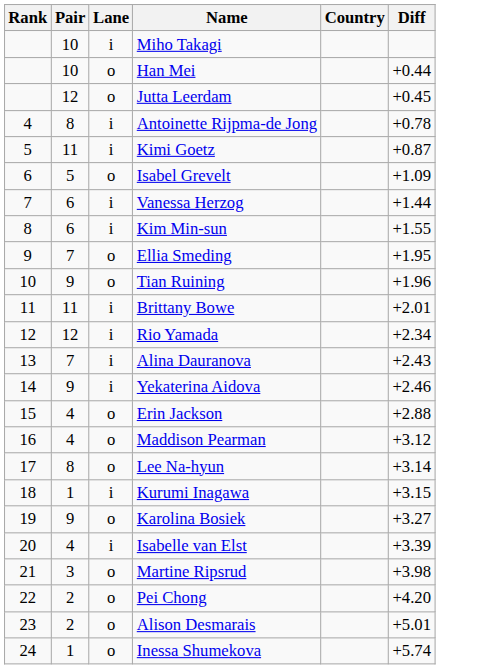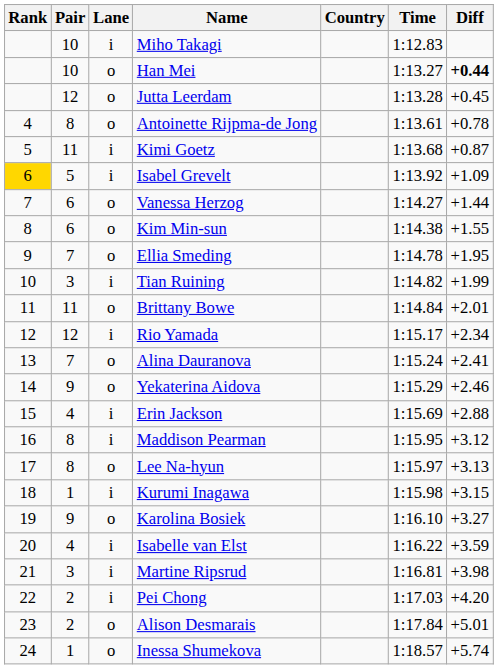+ column: (418, 17)
(412, 70) normal -> (470, 70) bold
(111, 123) i -> (111, 123) o
(28, 176) no background -> (28, 176) gold background
(111, 176) o -> (111, 176) i
(111, 202) i -> (111, 202) o
(111, 228) i -> (111, 228) o
(70, 281) 9 -> (70, 281) 3
(111, 281) o -> (111, 281) i
(412, 281) +1.96 -> (470, 281) +1.99
(111, 307) i -> (111, 307) o
(111, 360) i -> (111, 360) o
(412, 360) +2.43 -> (470, 360) +2.41
(111, 387) i -> (111, 387) o
(111, 413) o -> (111, 413) i
(70, 439) 4 -> (70, 439) 8
(111, 439) o -> (111, 439) i
(412, 466) +3.14 -> (470, 466) +3.13
(412, 545) +3.39 -> (470, 545) +3.59
(111, 571) o -> (111, 571) i
(111, 598) o -> (111, 598) i
